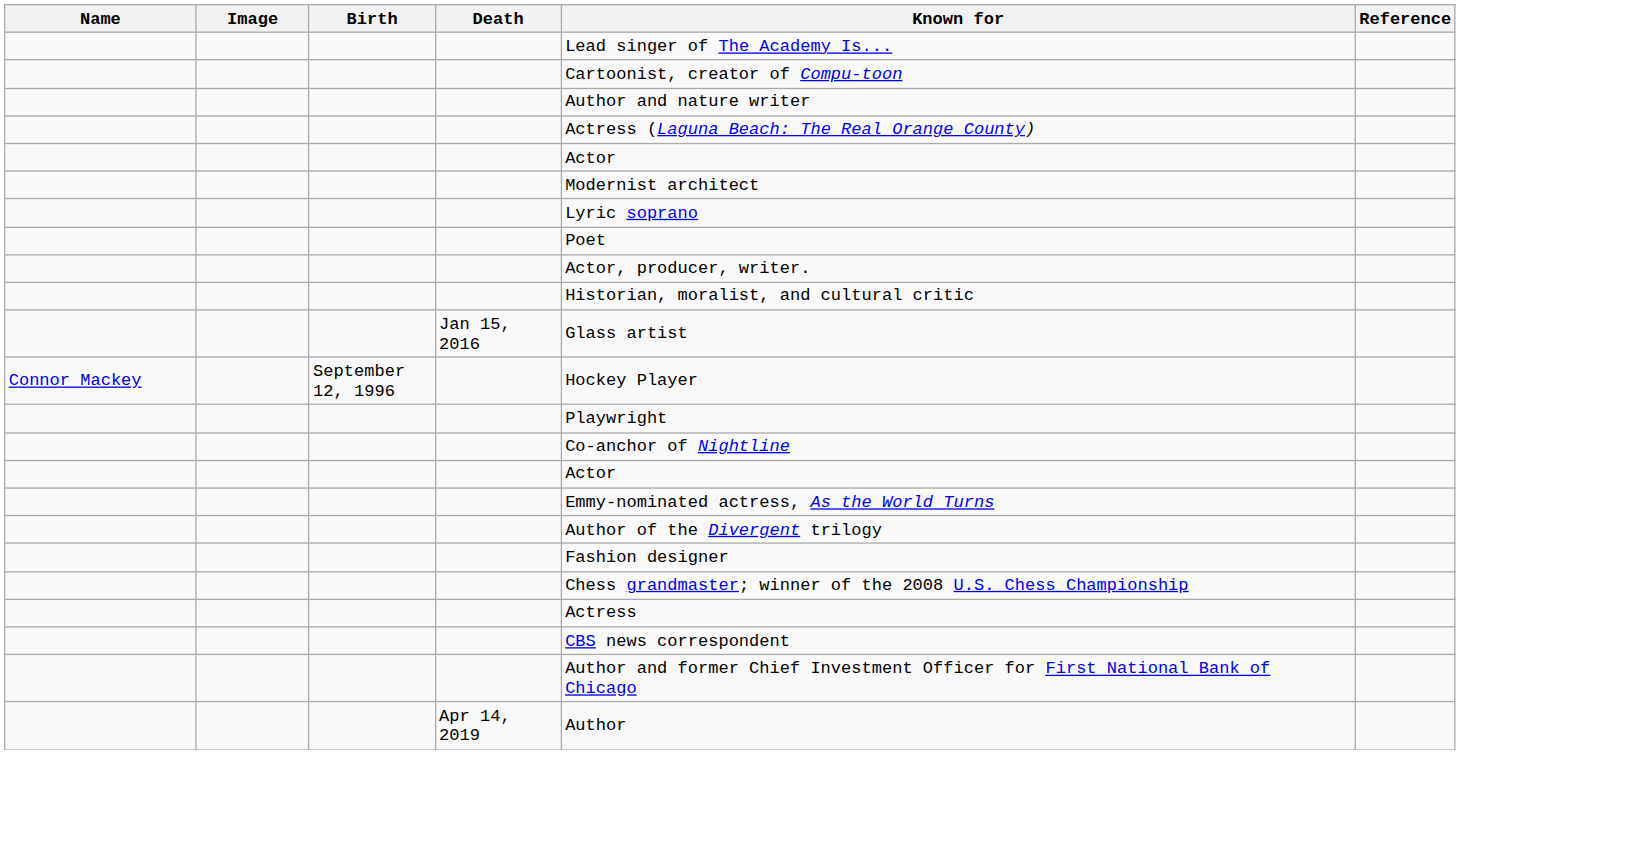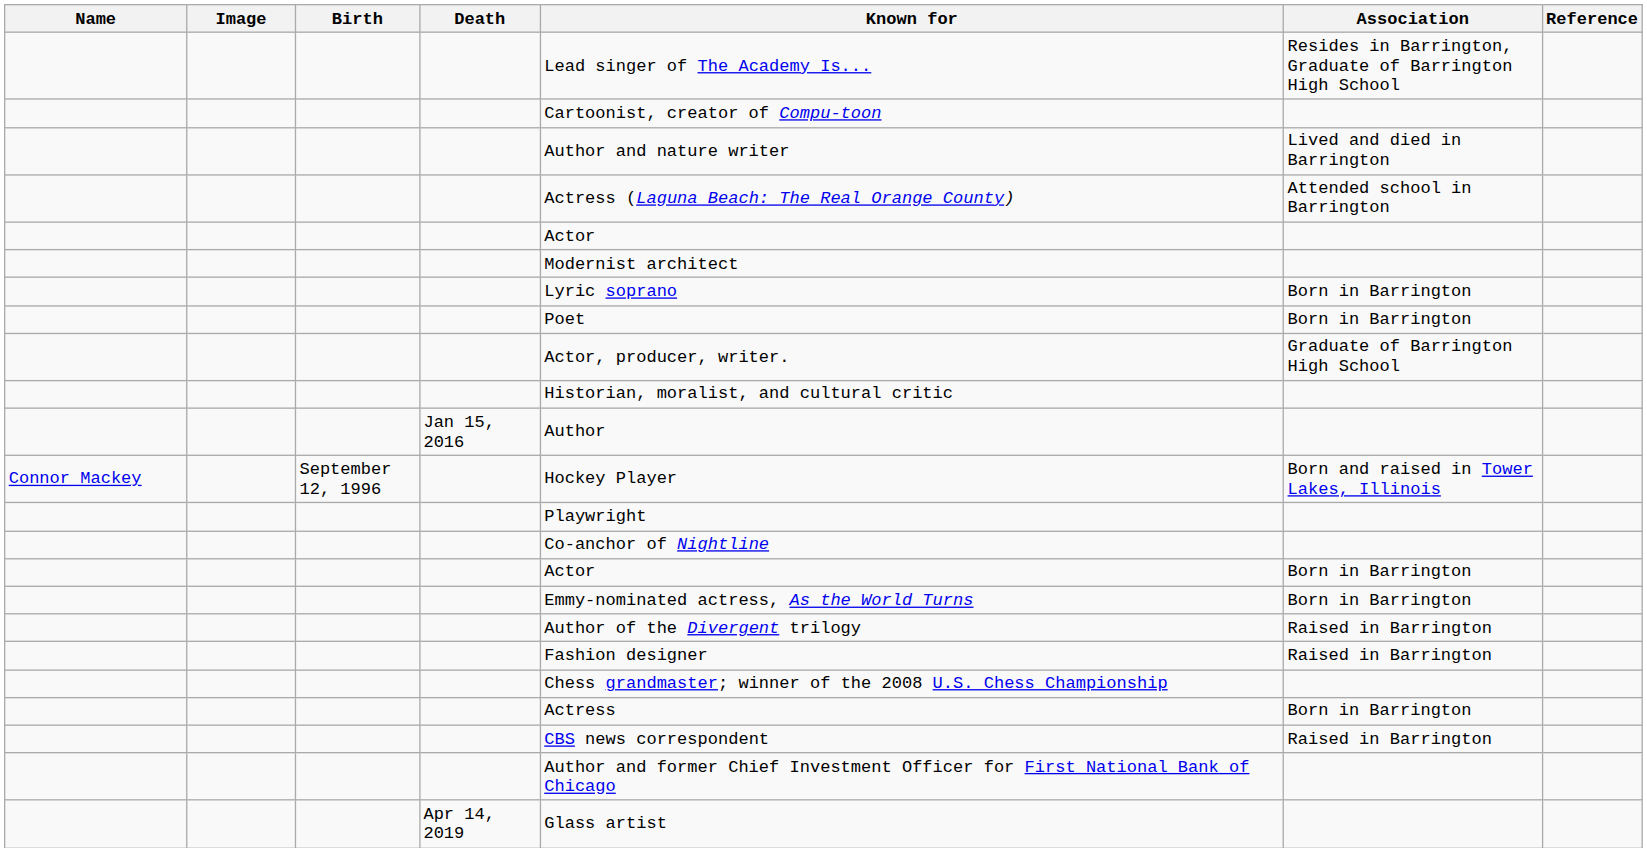+ column: (1413, 19)
(626, 334) Glass artist -> (575, 432) Author
(596, 726) Author -> (606, 824) Glass artist
